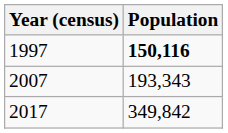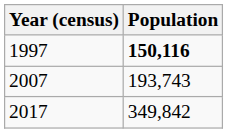(159, 81) 193,343 -> (159, 81) 193,743
